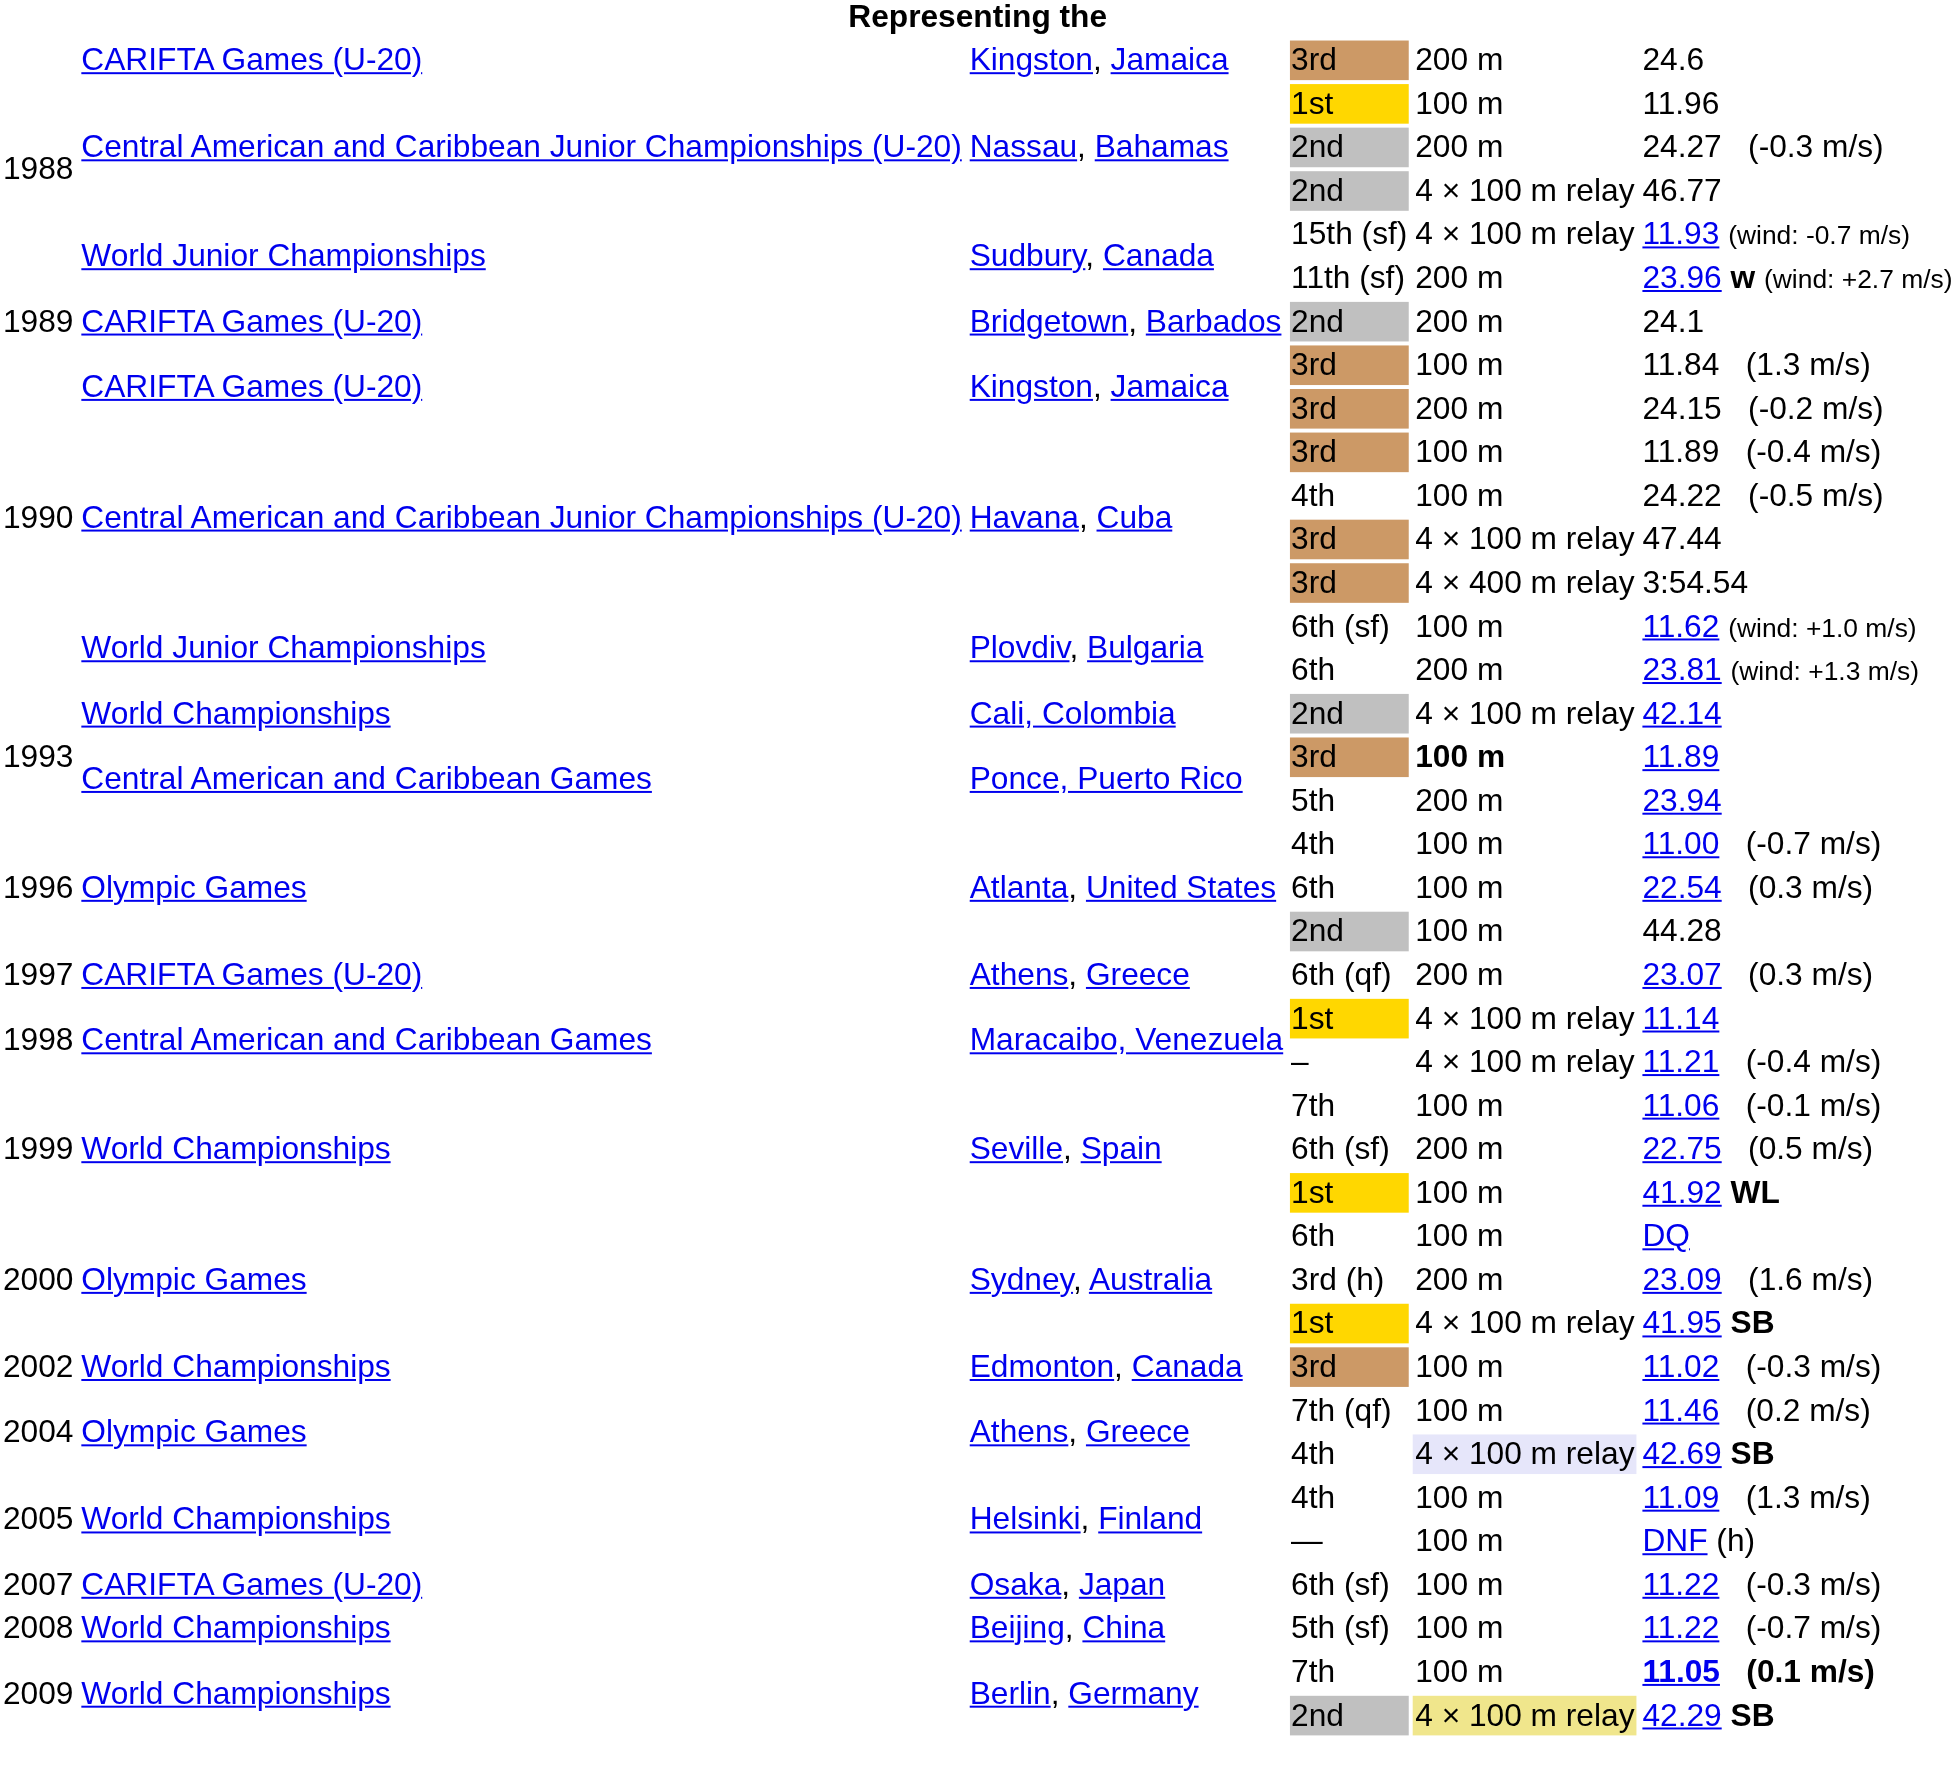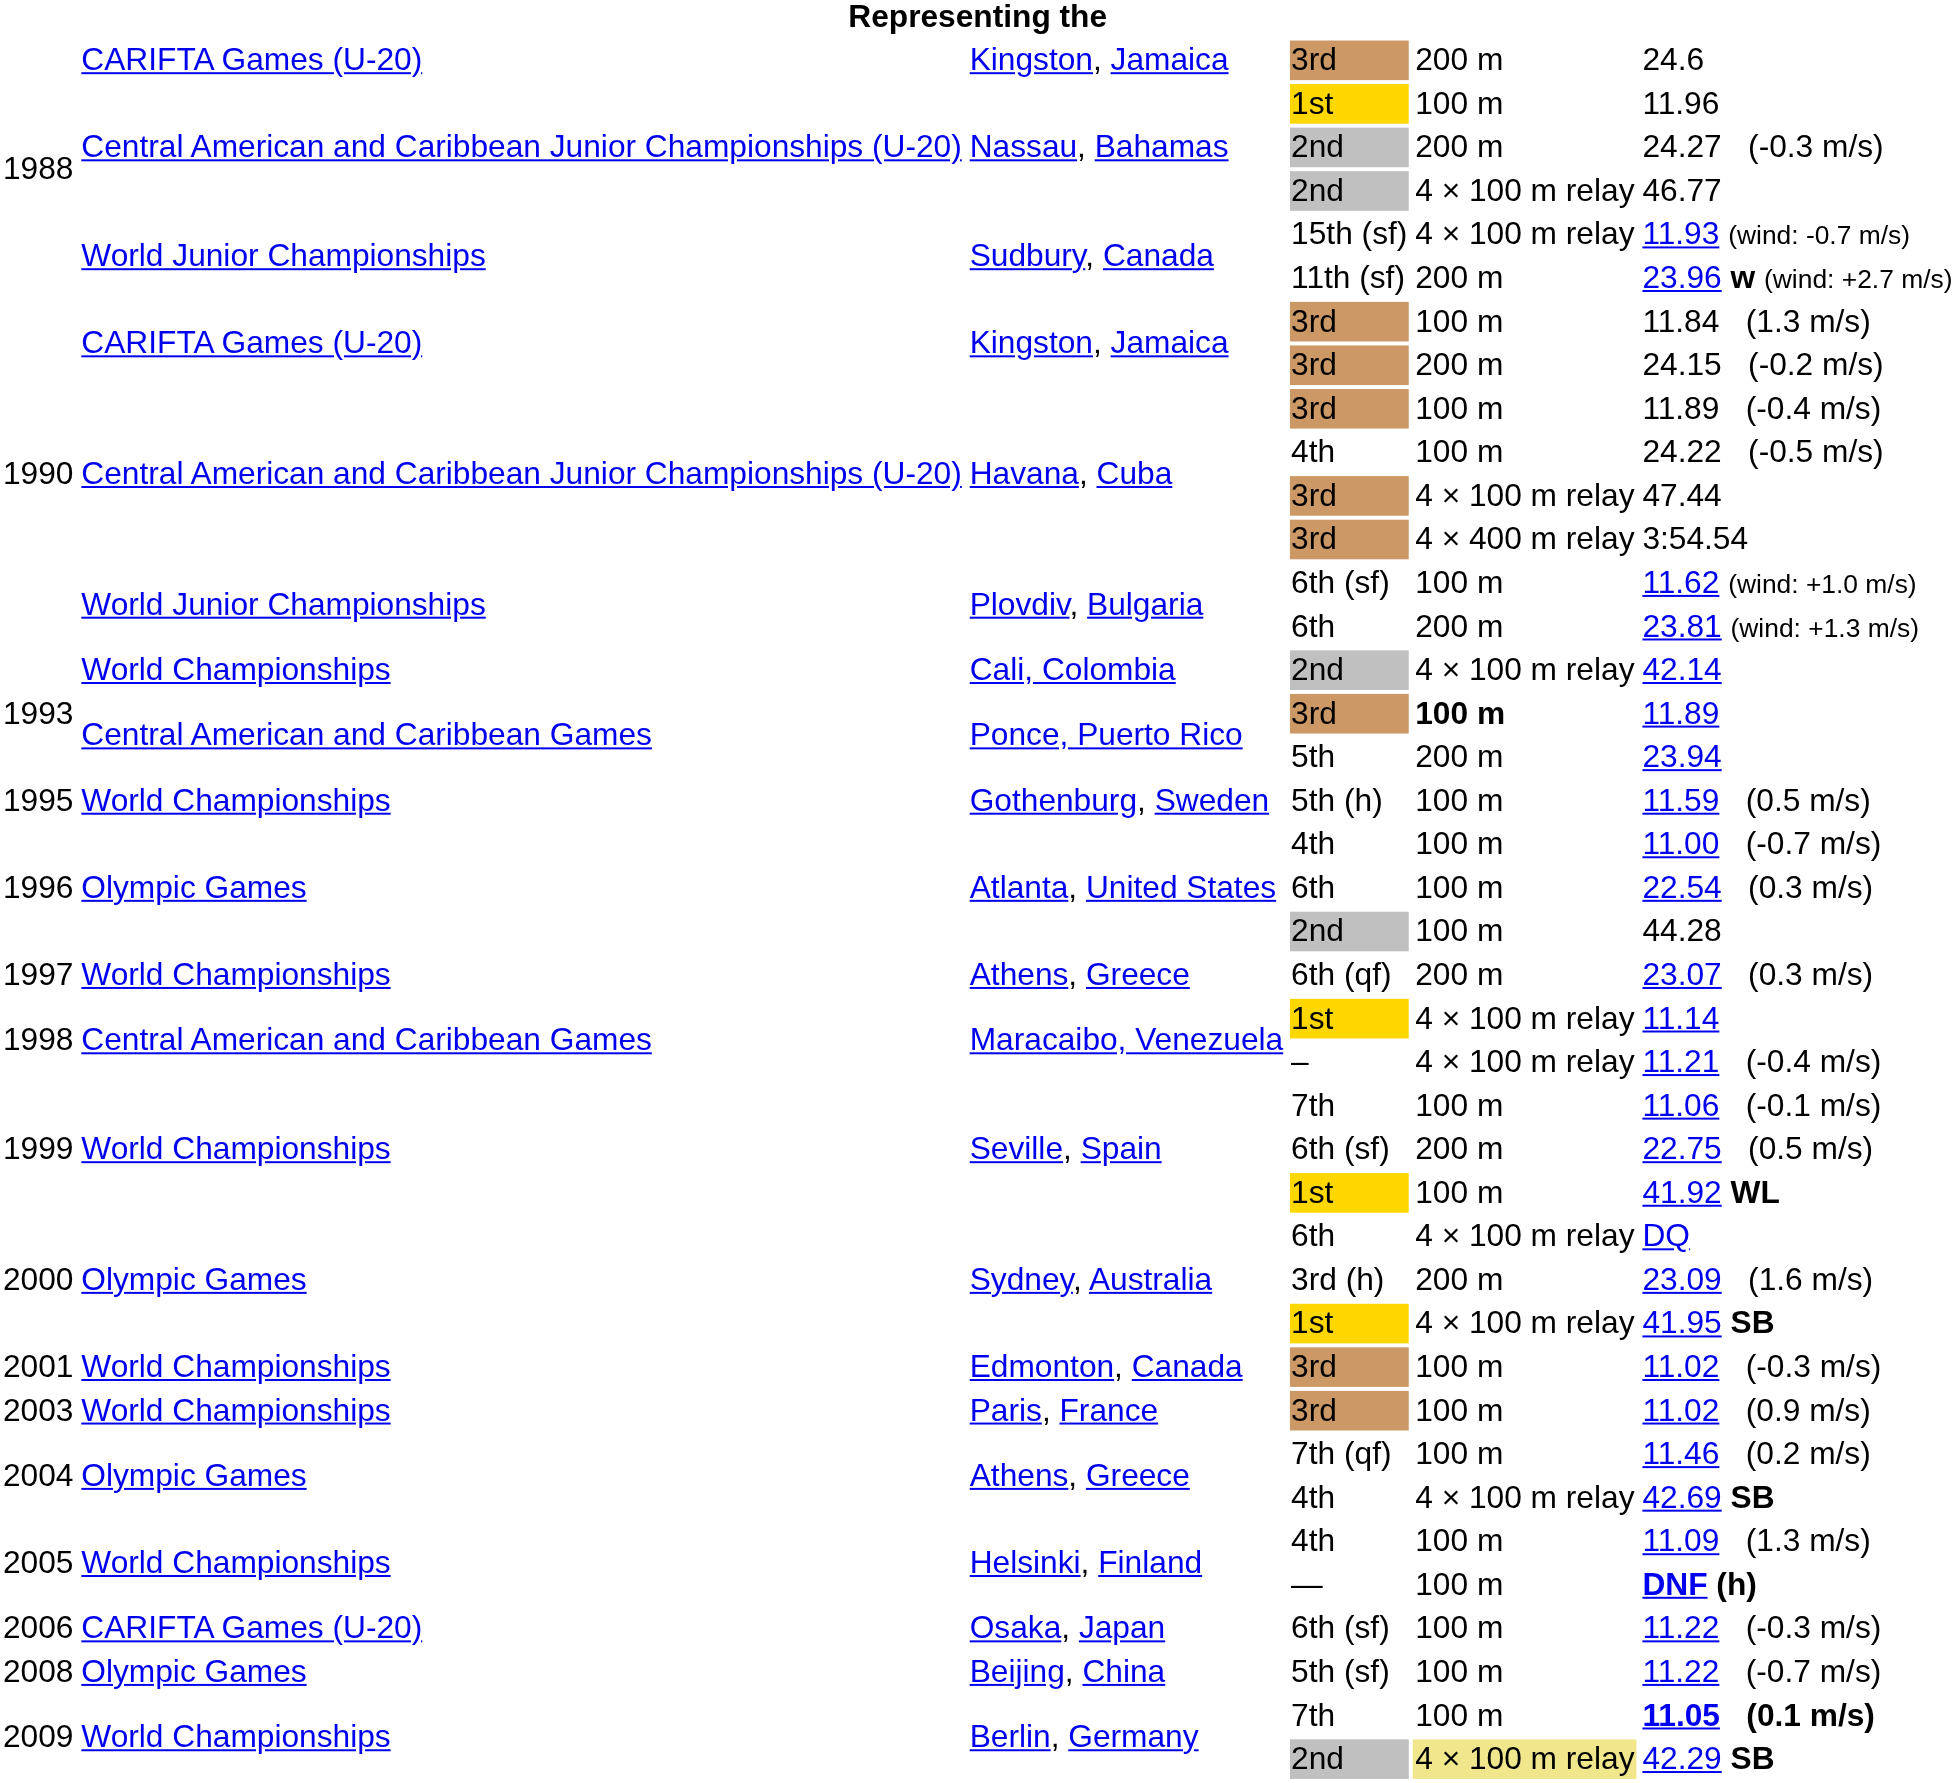- row: (1126, 321)
+ row: (1119, 800)
(252, 974) CARIFTA Games (U-20) -> (236, 974) World Championships
(1459, 1235) 100 m -> (1525, 1235) 4 × 100 m relay
(38, 1366) 2002 -> (38, 1366) 2001
+ row: (1064, 1410)
(1525, 1453) lavender background -> (1525, 1497) no background
(1699, 1540) normal -> (1700, 1584) bold
(38, 1584) 2007 -> (38, 1627) 2006
(236, 1627) World Championships -> (194, 1671) Olympic Games
